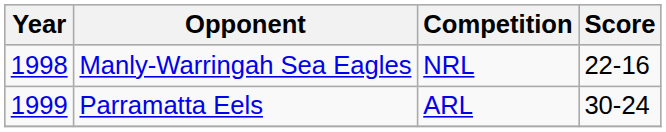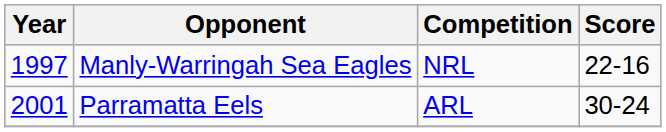(39, 65) 1998 -> (39, 65) 1997
(39, 106) 1999 -> (39, 106) 2001
